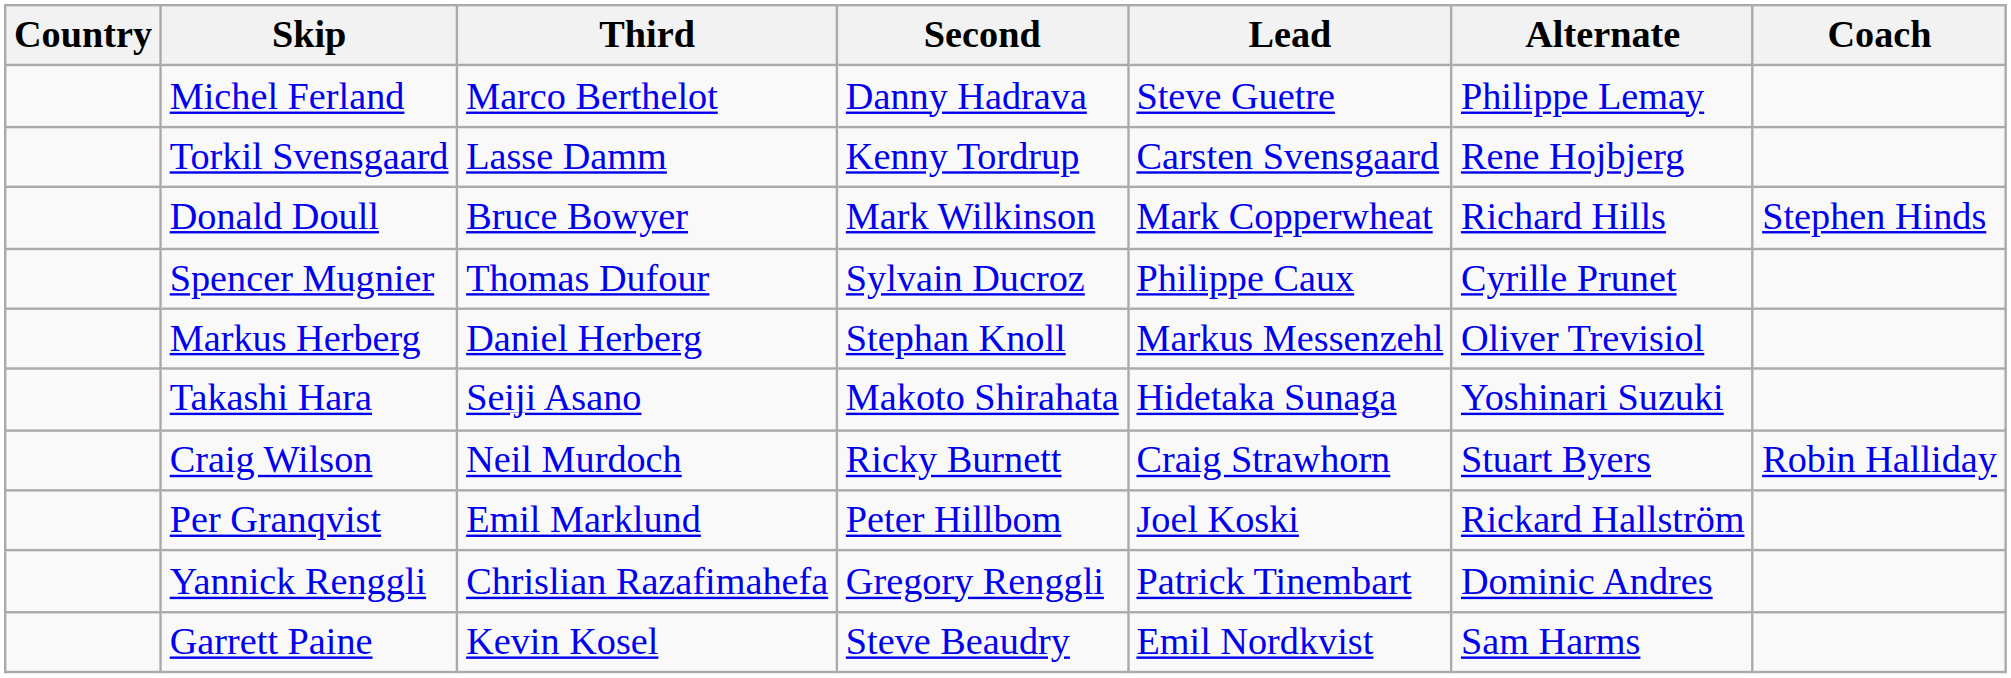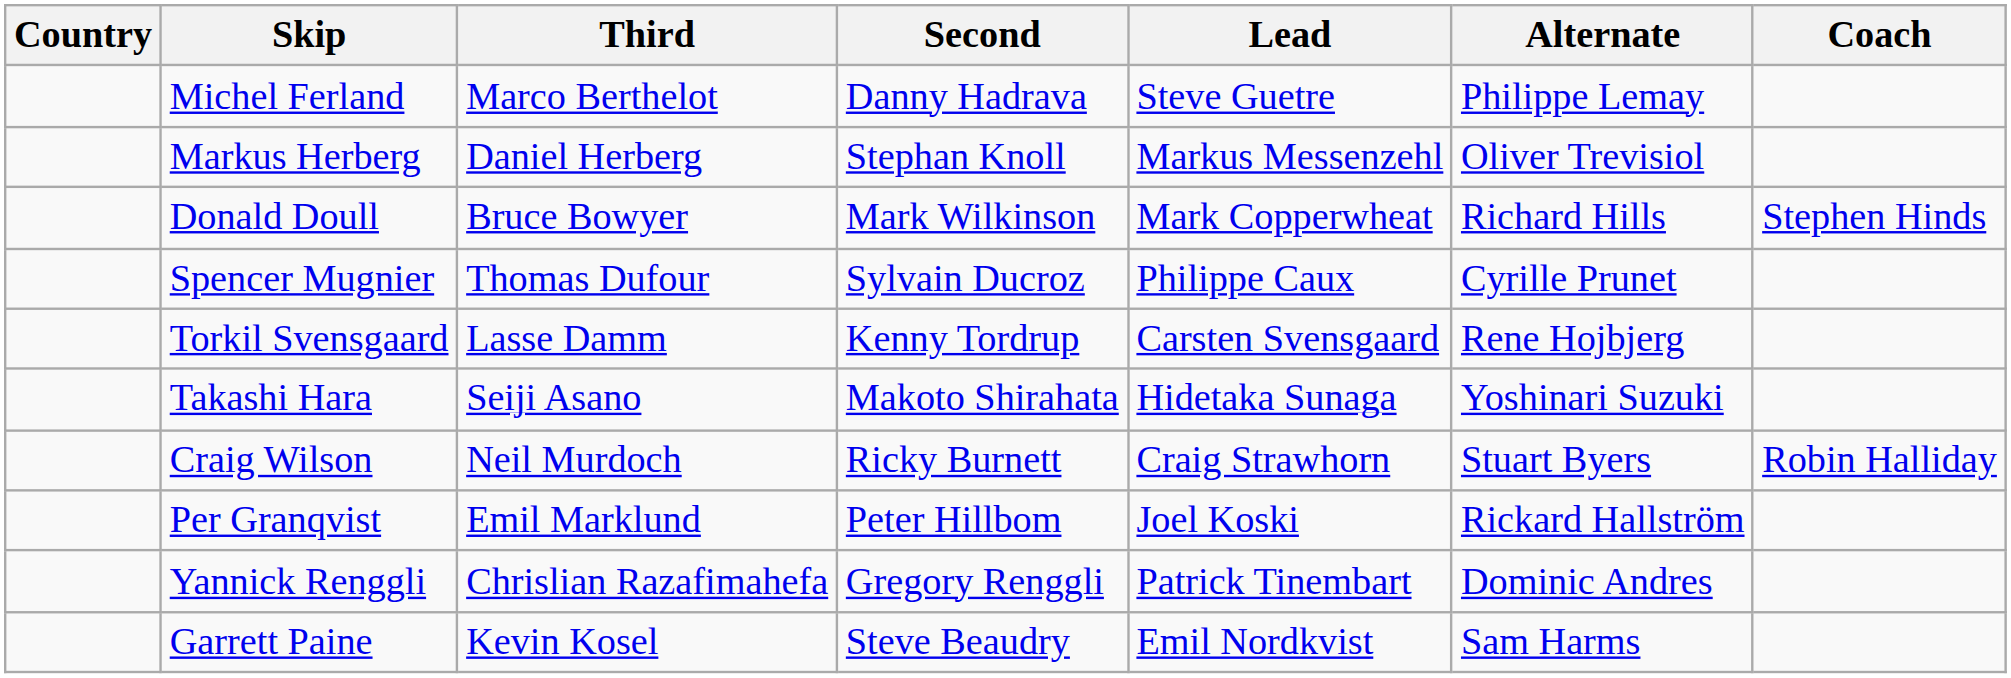rows swapped: (309, 156) <-> (295, 338)
